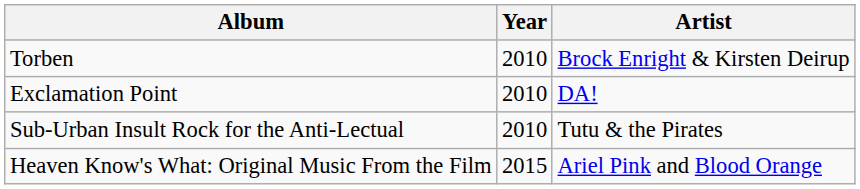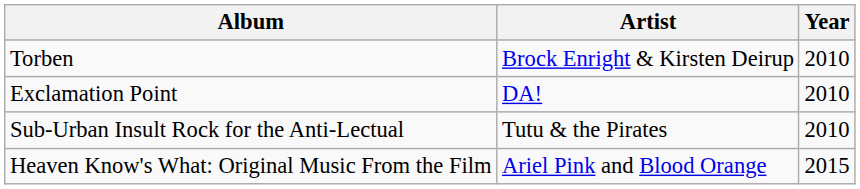columns swapped: (525, 22) <-> (704, 22)
